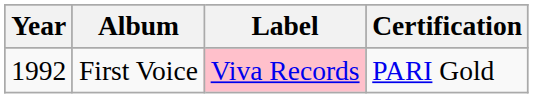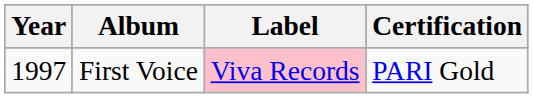(39, 69) 1992 -> (39, 69) 1997
